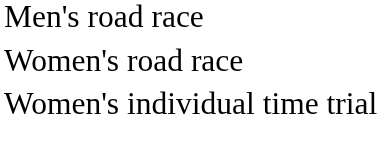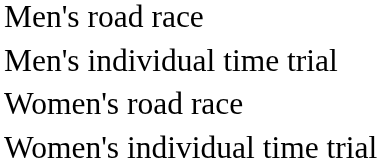+ row: (171, 60)
